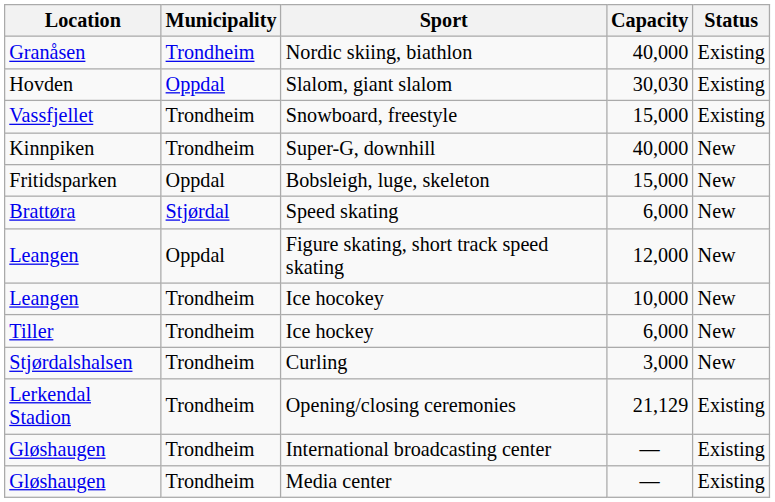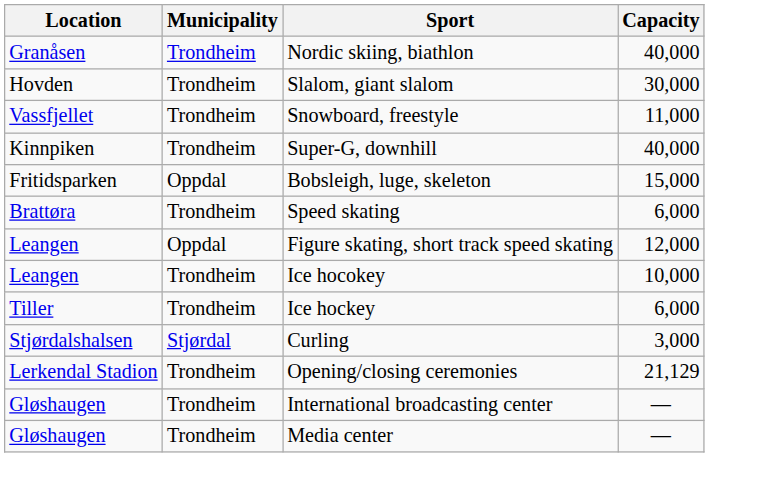- column: (731, 20)
(195, 84) Oppdal -> (211, 84) Trondheim
(661, 84) 30,030 -> (672, 84) 30,000
(661, 116) 15,000 -> (672, 116) 11,000
(198, 212) Stjørdal -> (211, 212) Trondheim
(210, 362) Trondheim -> (199, 340) Stjørdal
